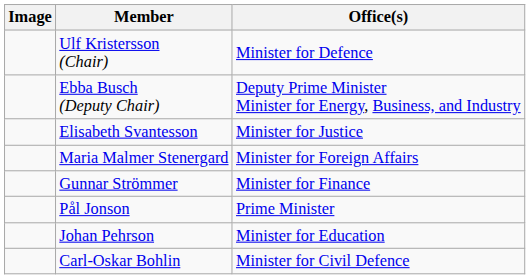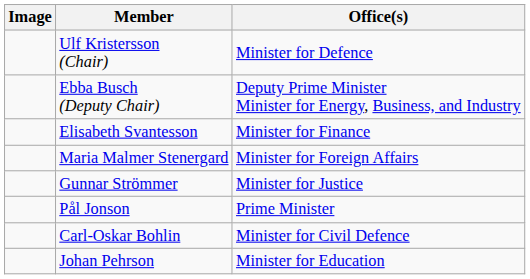(299, 131) Minister for Justice -> (303, 131) Minister for Finance
(303, 183) Minister for Finance -> (299, 183) Minister for Justice
rows swapped: (120, 261) <-> (107, 235)
